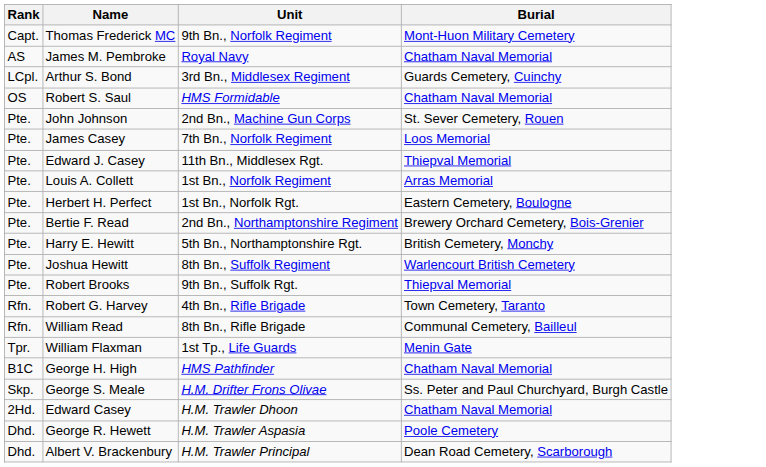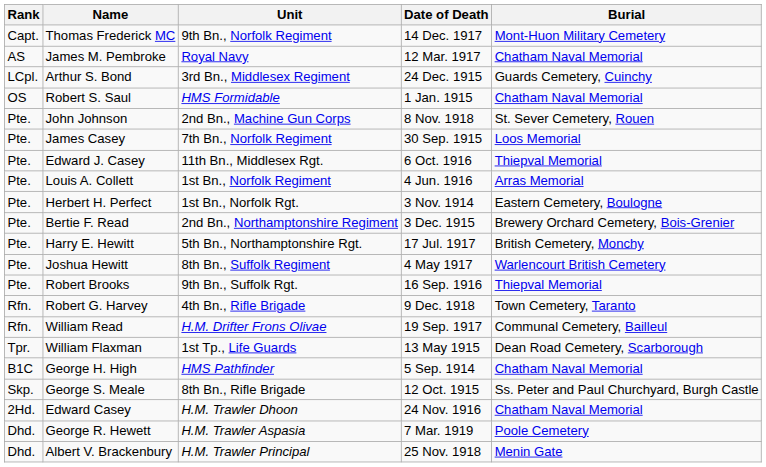+ column: (446, 14)
(243, 327) 8th Bn., Rifle Brigade -> (254, 327) H.M. Drifter Frons Olivae
(438, 347) Menin Gate -> (599, 347) Dean Road Cemetery, Scarborough
(254, 389) H.M. Drifter Frons Olivae -> (243, 389) 8th Bn., Rifle Brigade
(508, 451) Dean Road Cemetery, Scarborough -> (529, 451) Menin Gate
